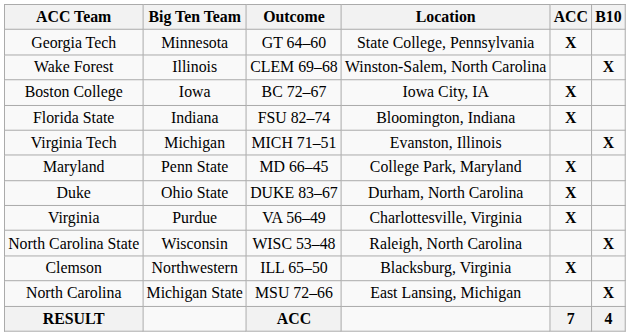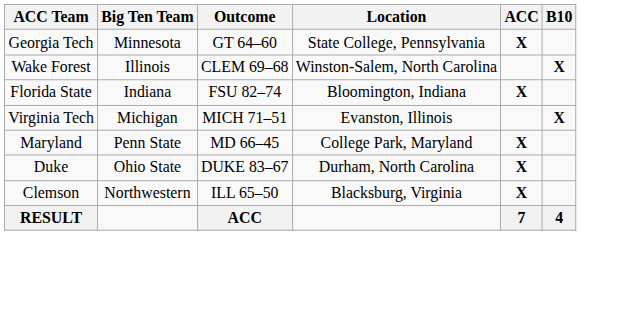- row: (74, 92)
- row: (74, 218)
- row: (74, 243)
- row: (74, 293)
